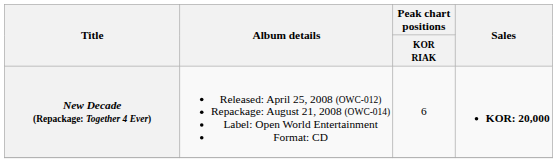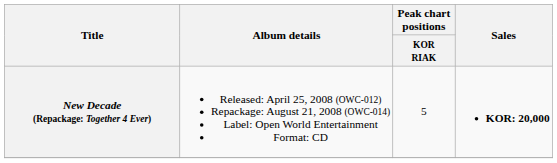(424, 112) 6 -> (424, 112) 5
